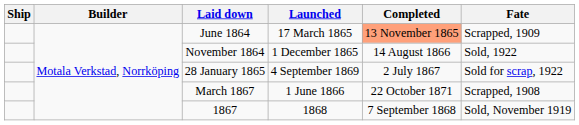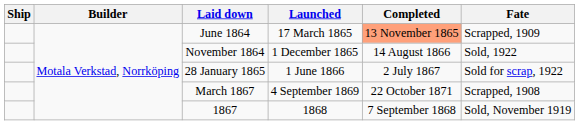(315, 71) 4 September 1869 -> (315, 71) 1 June 1866
(315, 91) 1 June 1866 -> (315, 91) 4 September 1869
